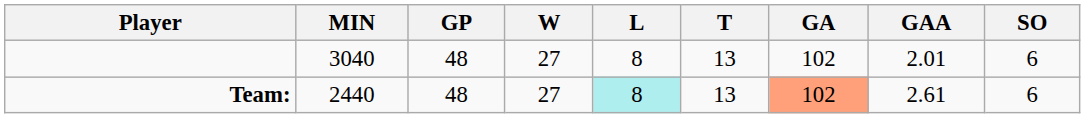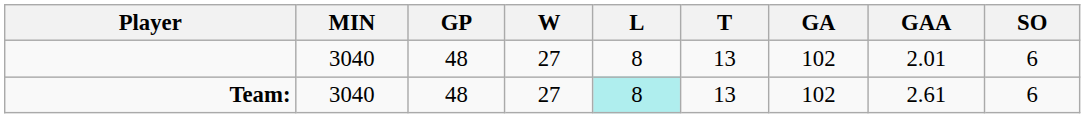(352, 94) 2440 -> (352, 94) 3040
(818, 94) lightsalmon background -> (818, 94) no background
